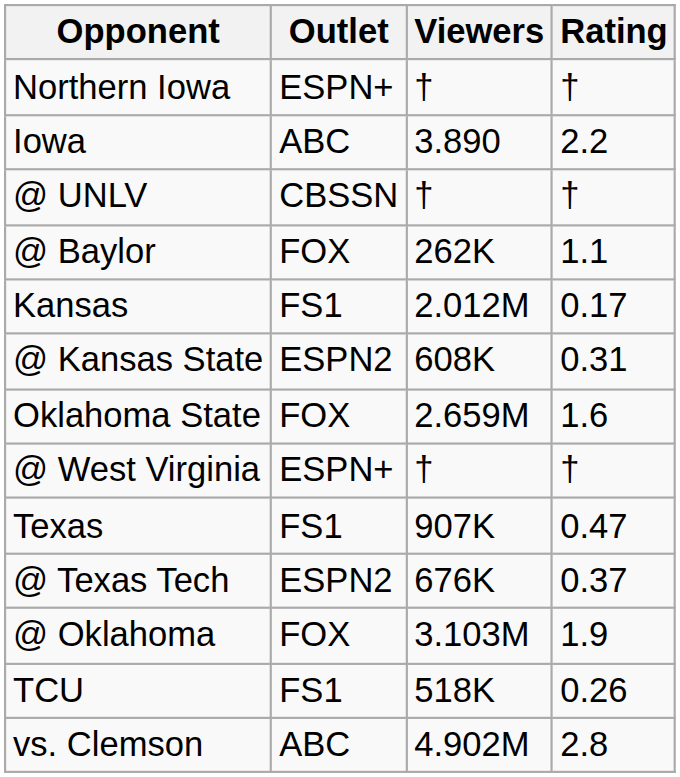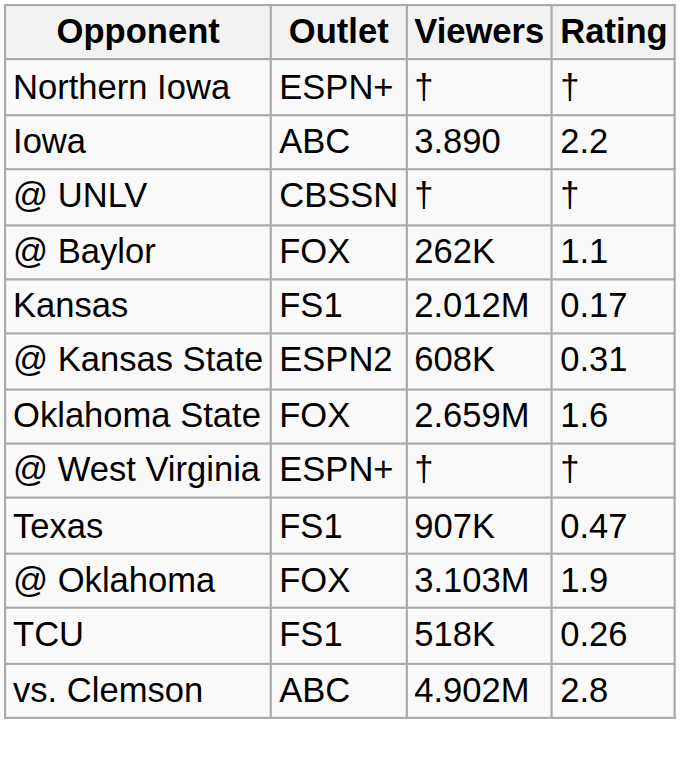- row: (121, 580)
